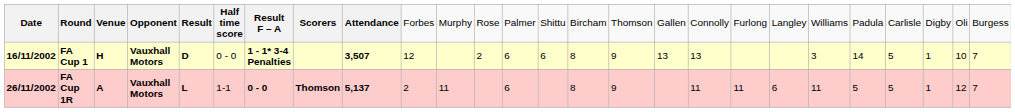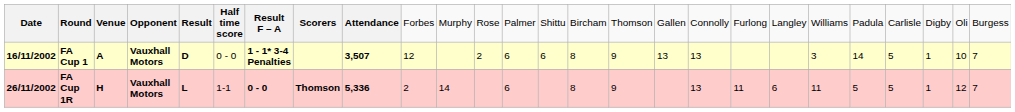(100, 55) H -> (100, 55) A
(100, 88) A -> (100, 88) H
(357, 88) 5,137 -> (357, 88) 5,336
(444, 88) 11 -> (444, 88) 14
(695, 88) 11 -> (696, 88) 13
